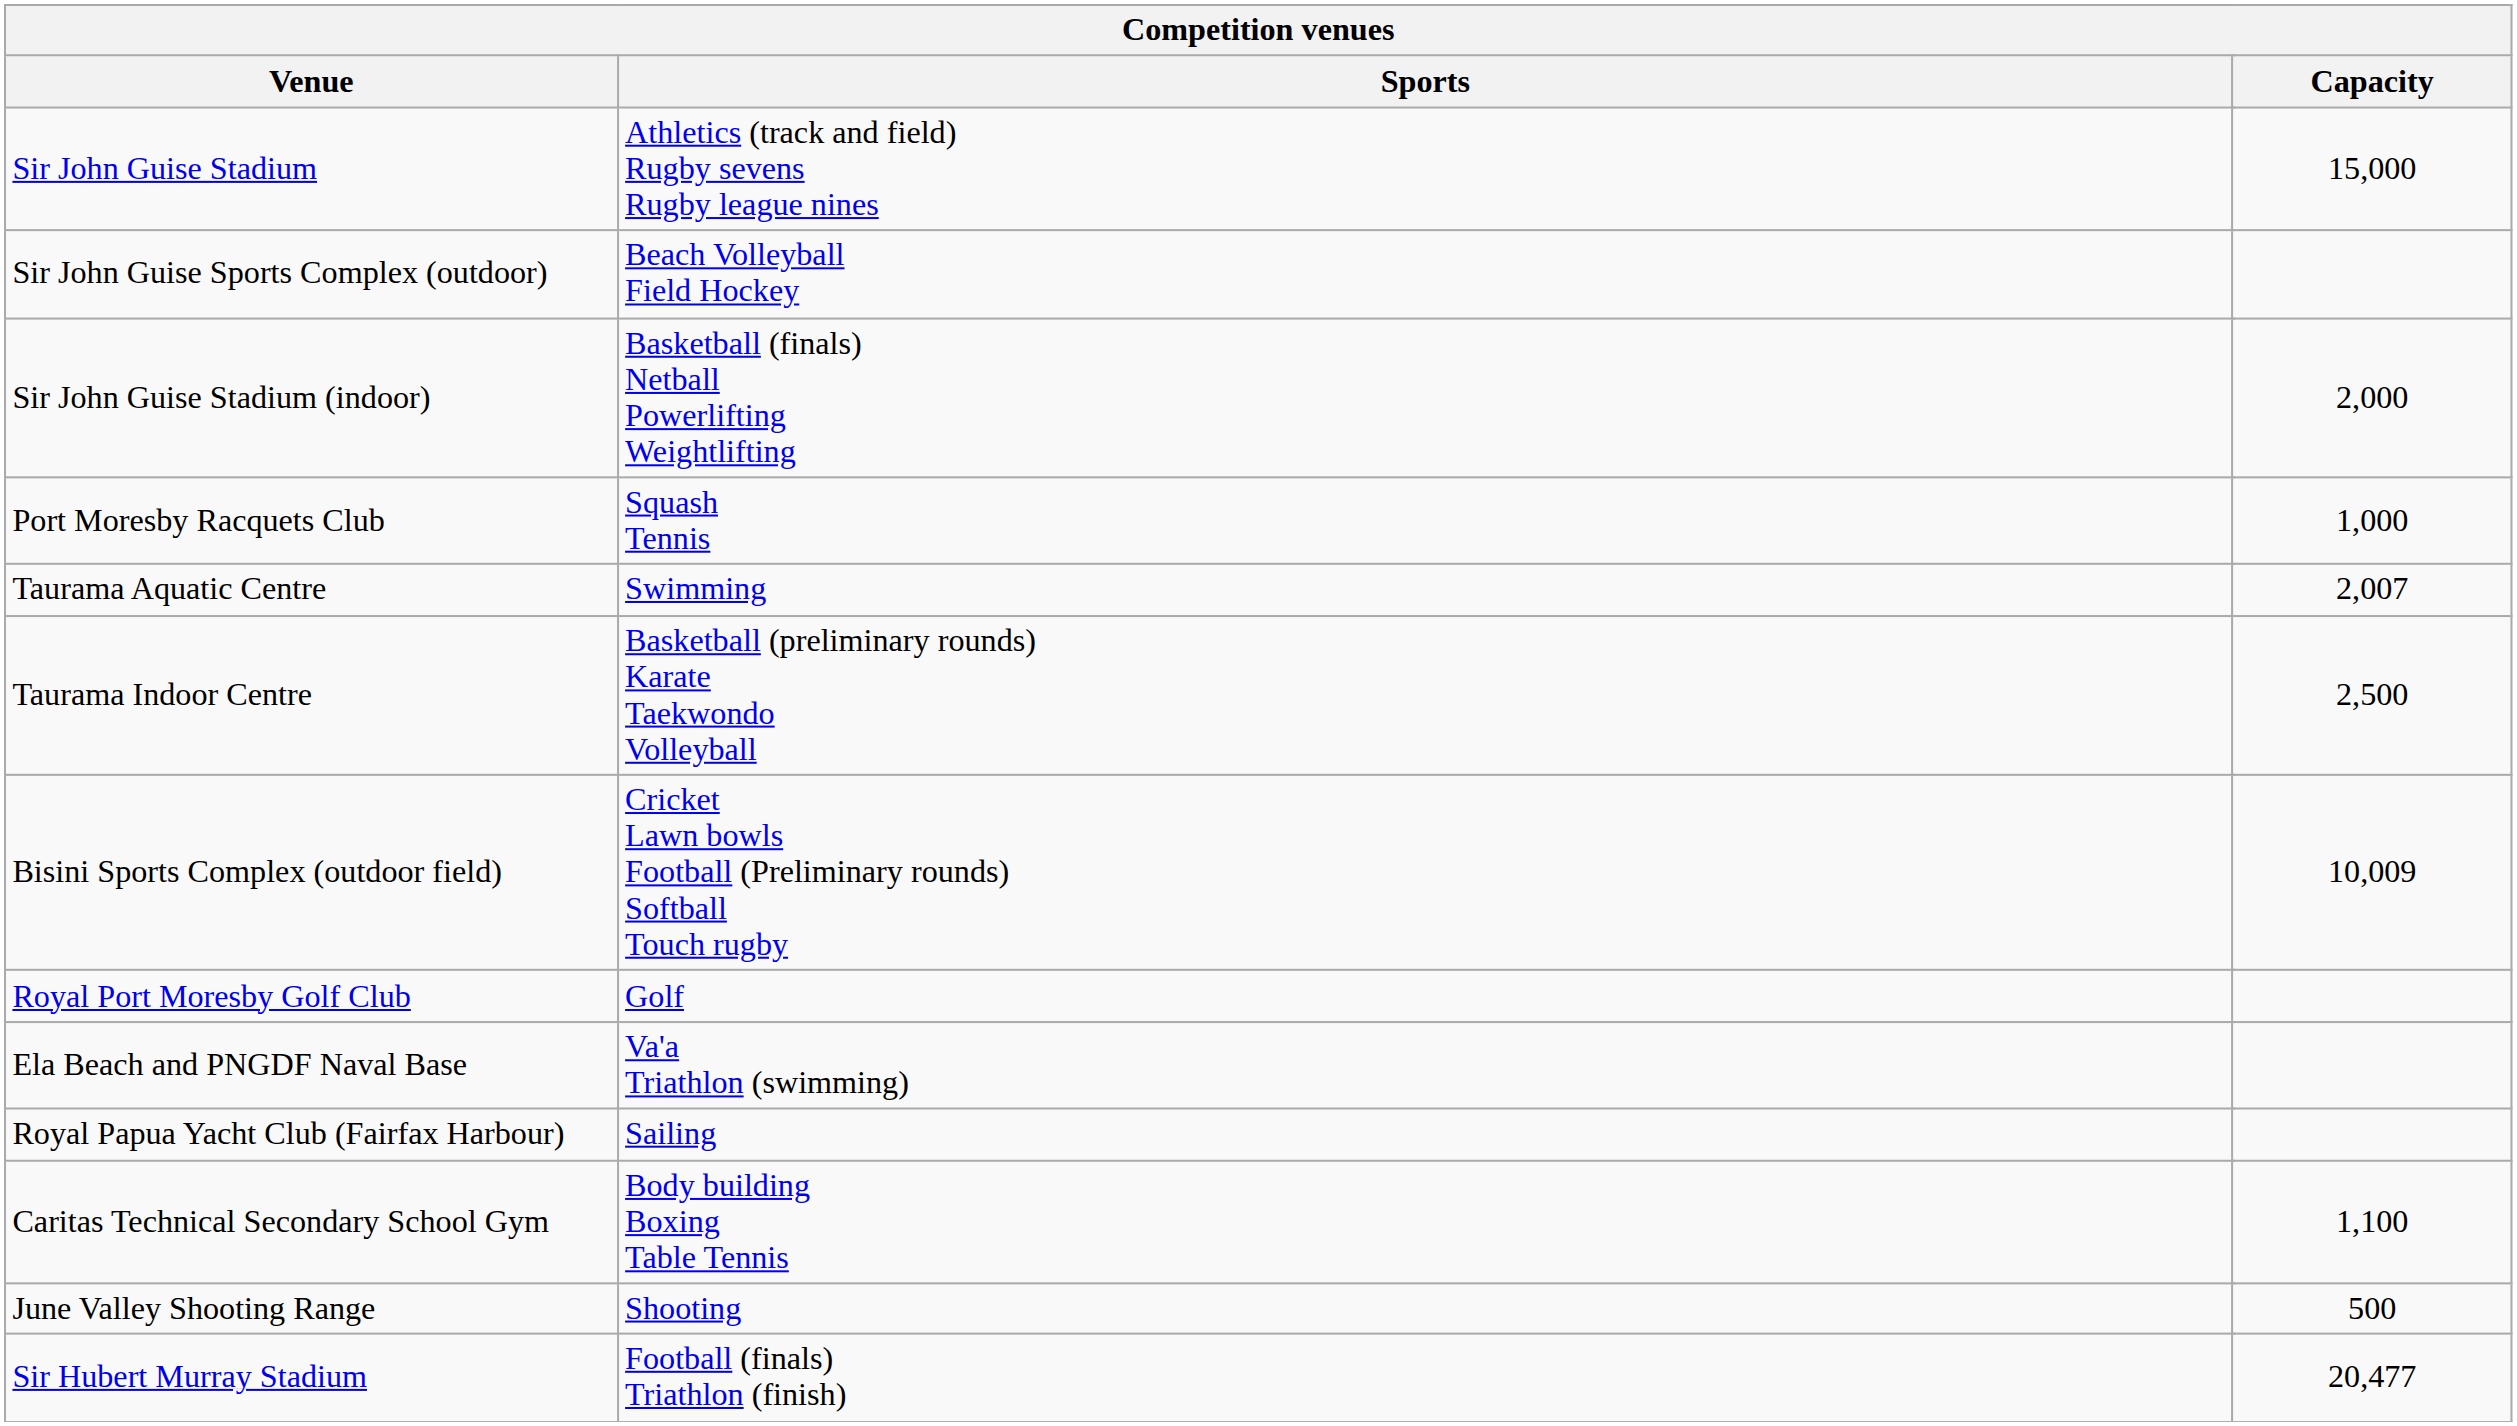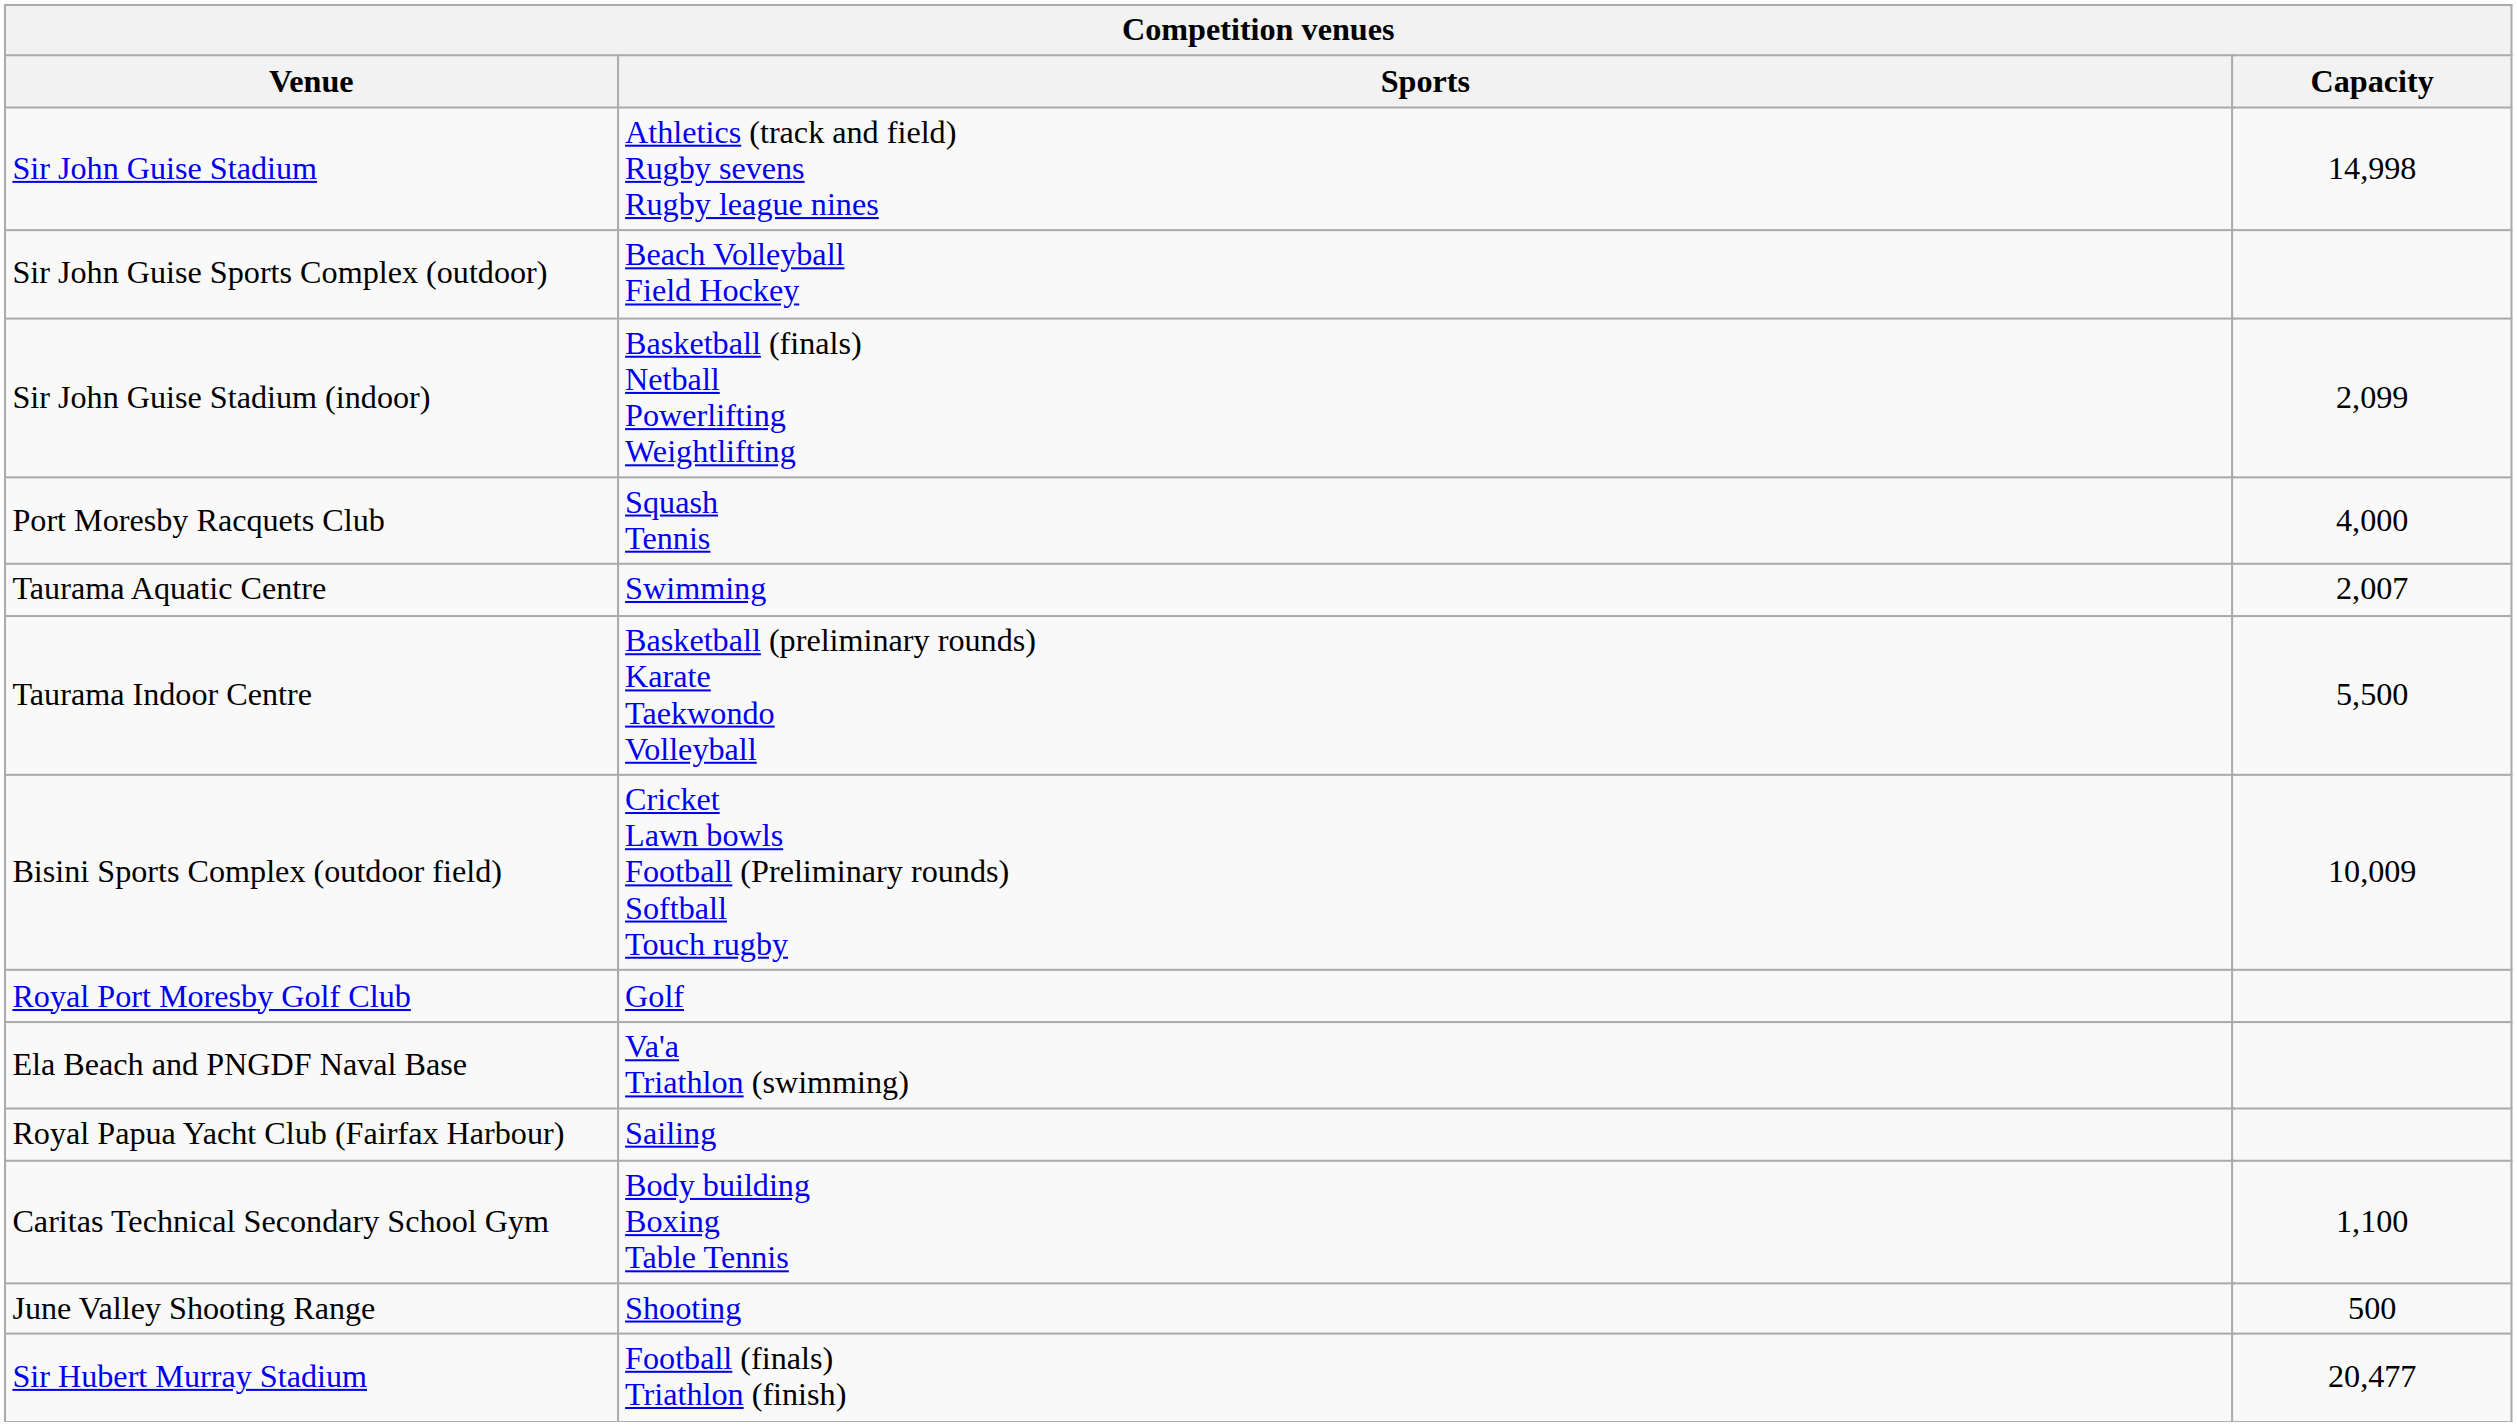(2372, 168) 15,000 -> (2372, 168) 14,998
(2372, 396) 2,000 -> (2372, 396) 2,099
(2372, 520) 1,000 -> (2372, 520) 4,000
(2372, 694) 2,500 -> (2372, 694) 5,500
